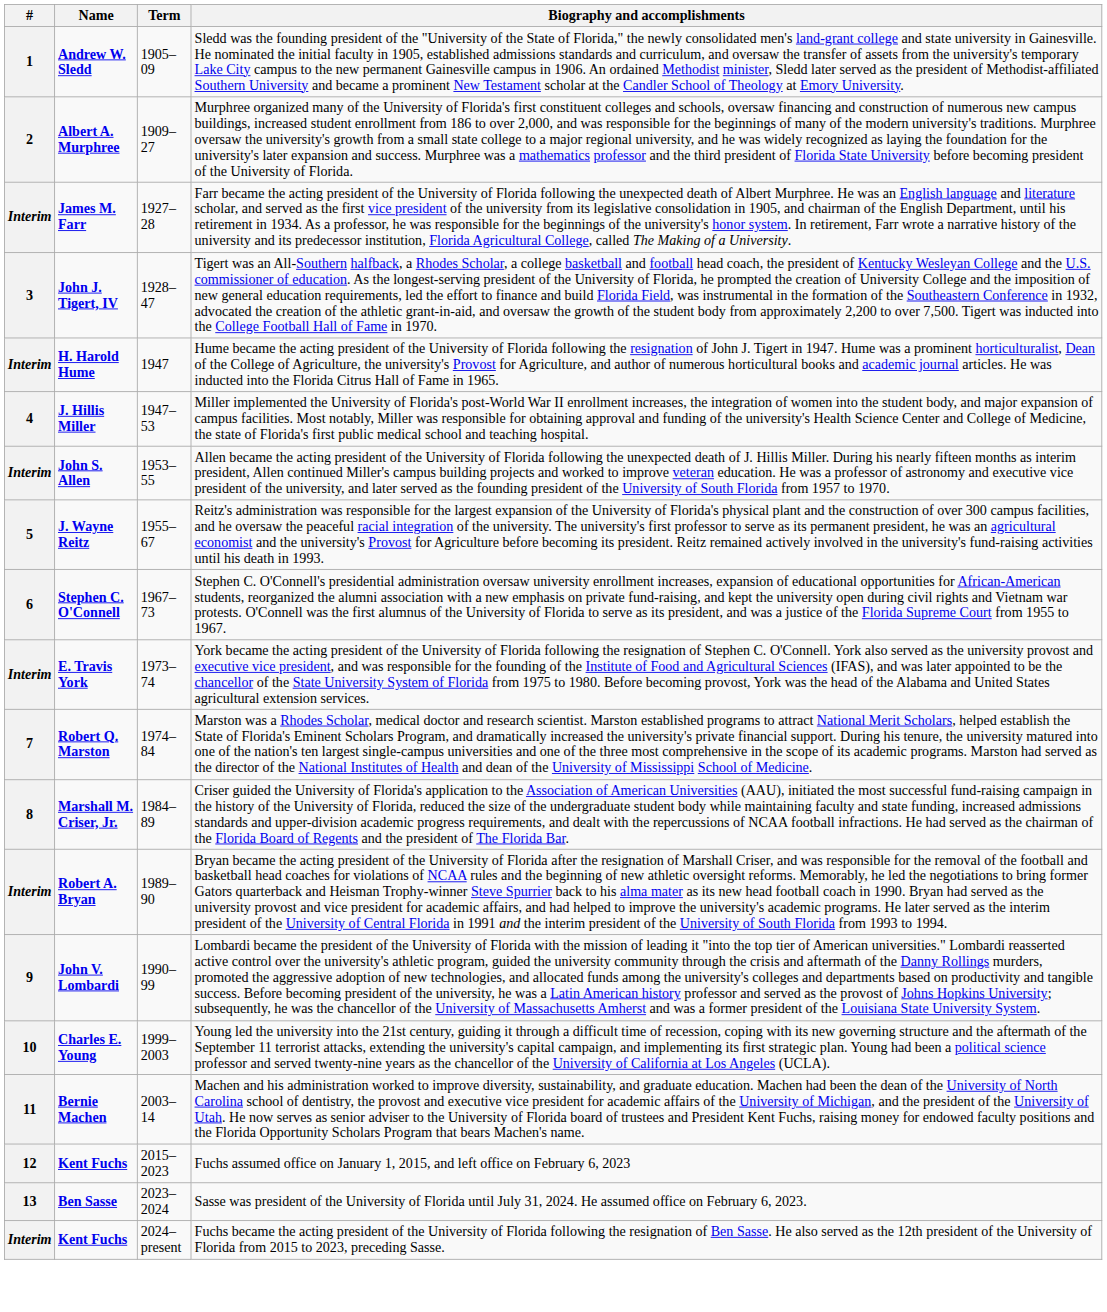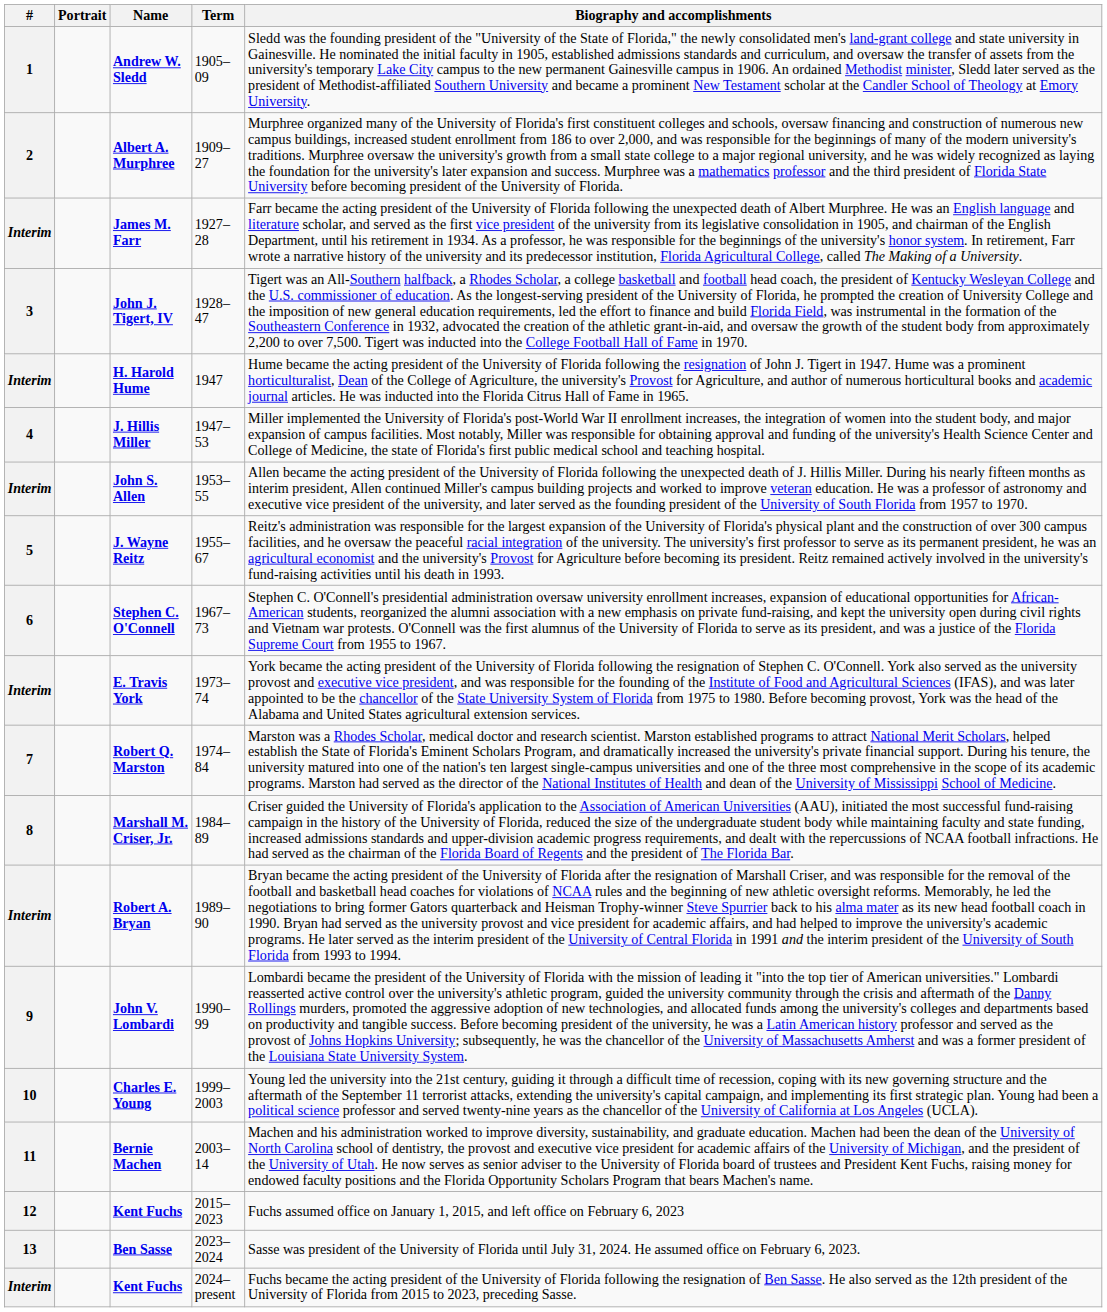+ column: (82, 15)
